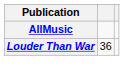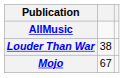(106, 47) 36 -> (106, 47) 38
+ row: (51, 64)
